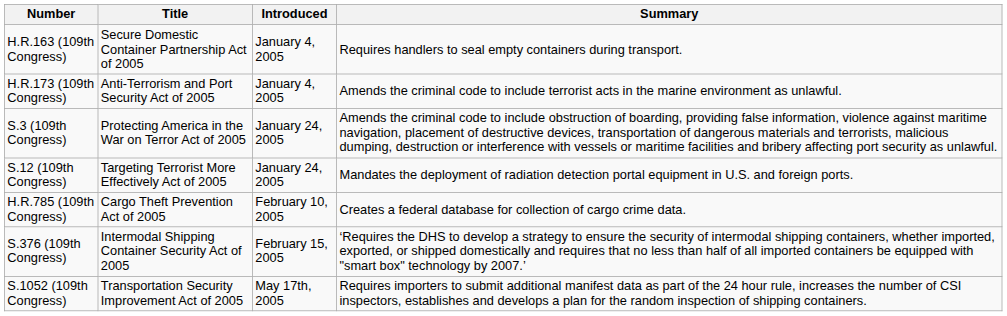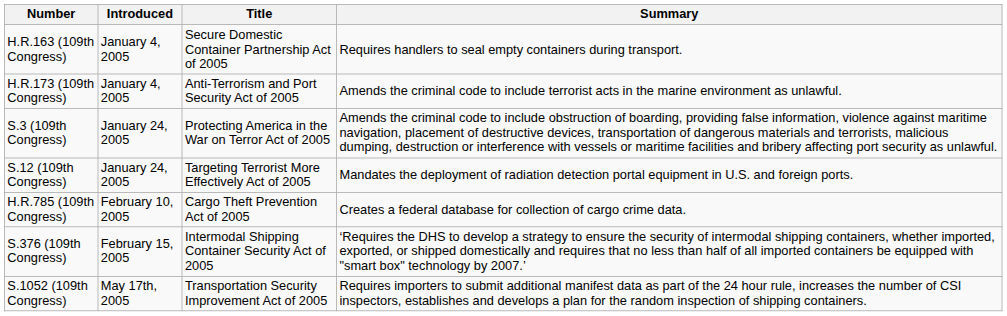columns swapped: (175, 14) <-> (294, 14)
